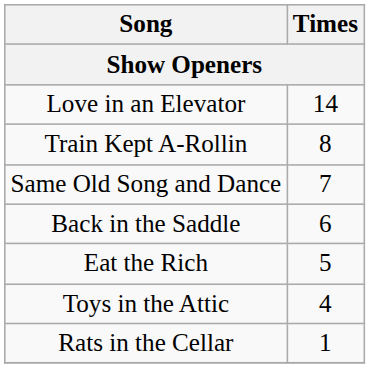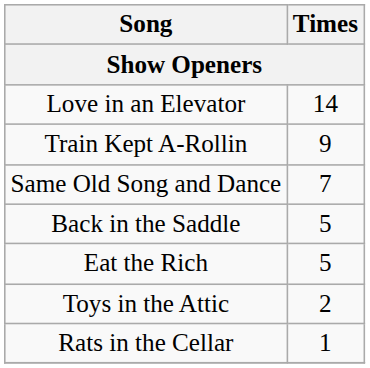(325, 143) 8 -> (325, 143) 9
(325, 223) 6 -> (325, 223) 5
(325, 303) 4 -> (325, 303) 2
